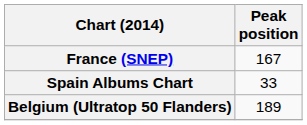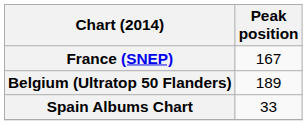rows swapped: (120, 107) <-> (120, 82)
